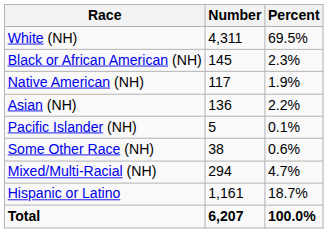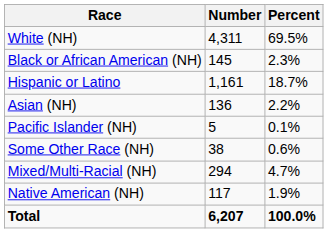rows swapped: (76, 82) <-> (64, 194)
